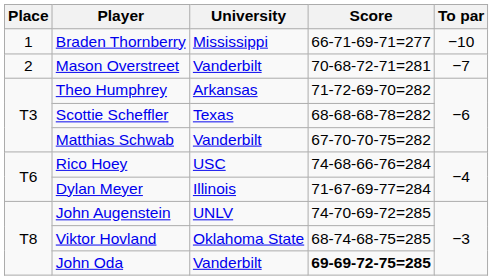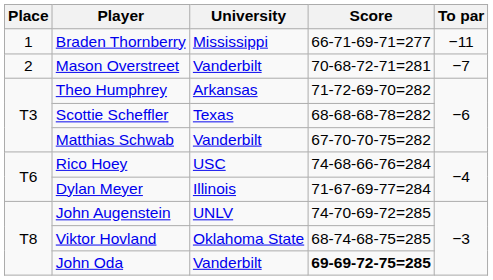(461, 41) −10 -> (461, 41) −11
